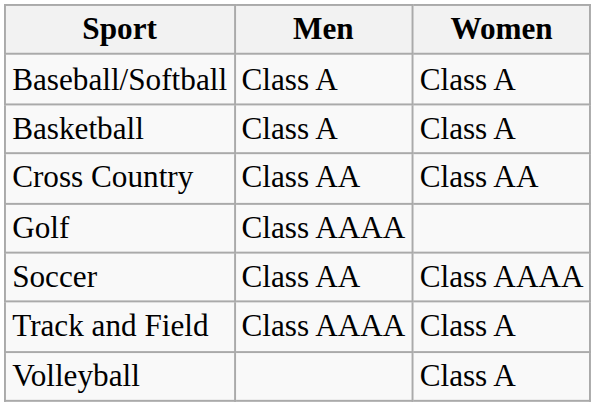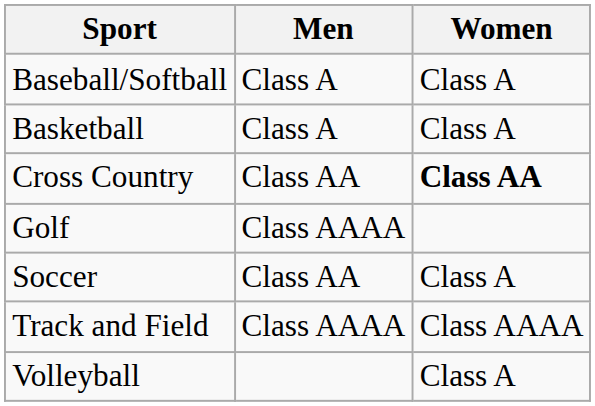(479, 177) normal -> (481, 177) bold
(502, 276) Class AAAA -> (468, 276) Class A
(468, 326) Class A -> (502, 326) Class AAAA
